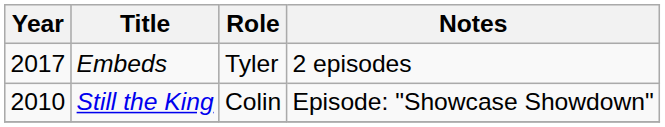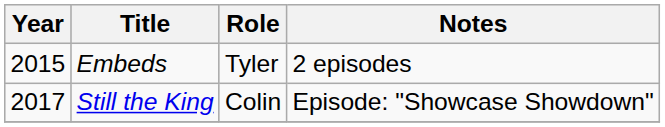(38, 63) 2017 -> (38, 63) 2015
(38, 102) 2010 -> (38, 102) 2017
